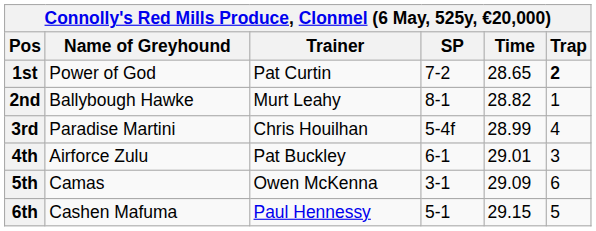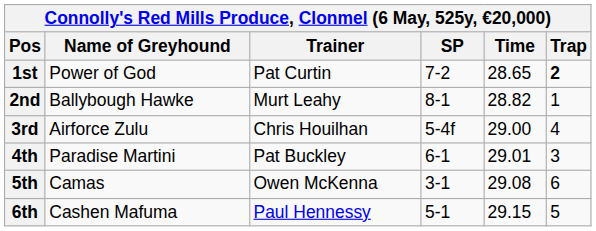(112, 128) Paradise Martini -> (99, 128) Airforce Zulu
(509, 128) 28.99 -> (509, 128) 29.00
(99, 156) Airforce Zulu -> (112, 156) Paradise Martini
(509, 184) 29.09 -> (509, 184) 29.08
